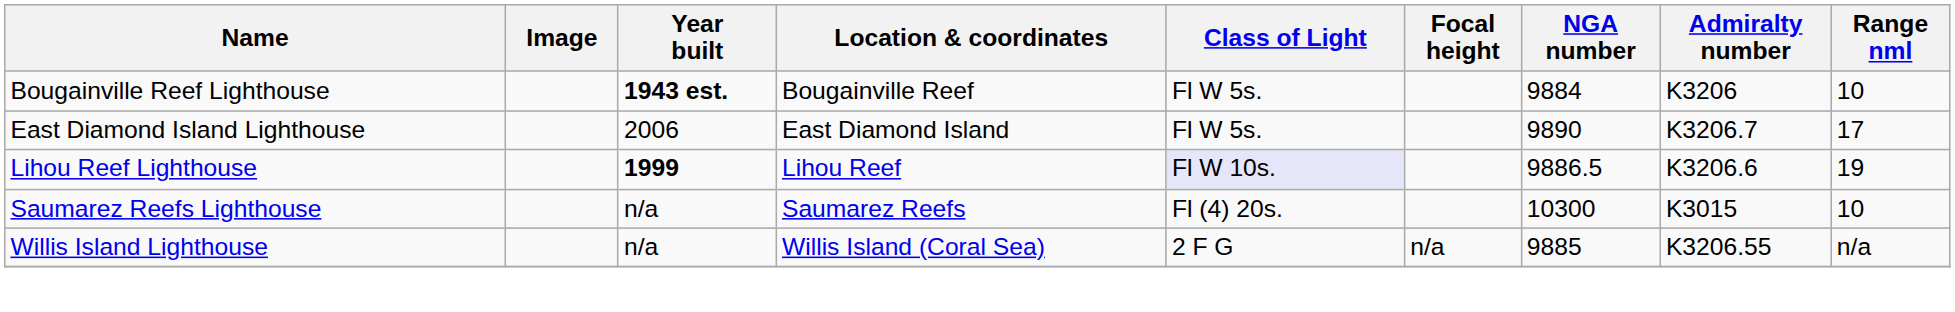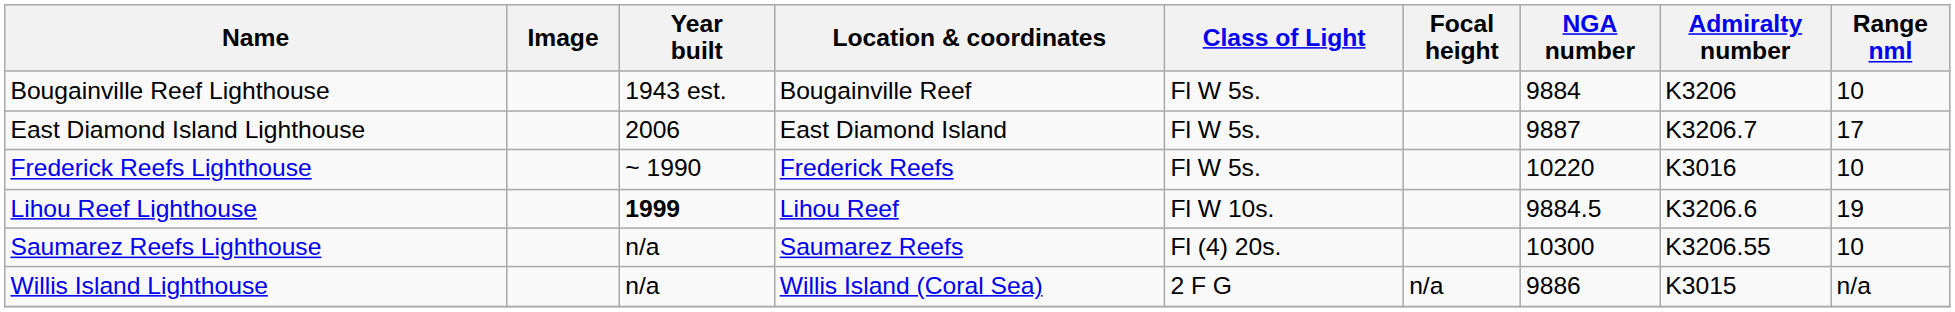(676, 90) bold -> (676, 90) normal
(1554, 129) 9890 -> (1553, 129) 9887
+ row: (161, 168)
(1224, 168) lavender background -> (1222, 208) no background
(1565, 168) 9886.5 -> (1564, 208) 9884.5
(1702, 208) K3015 -> (1718, 247) K3206.55
(1554, 247) 9885 -> (1553, 286) 9886
(1719, 247) K3206.55 -> (1701, 286) K3015
